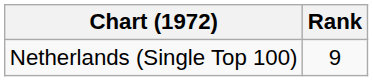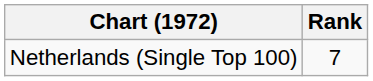(335, 57) 9 -> (335, 57) 7
